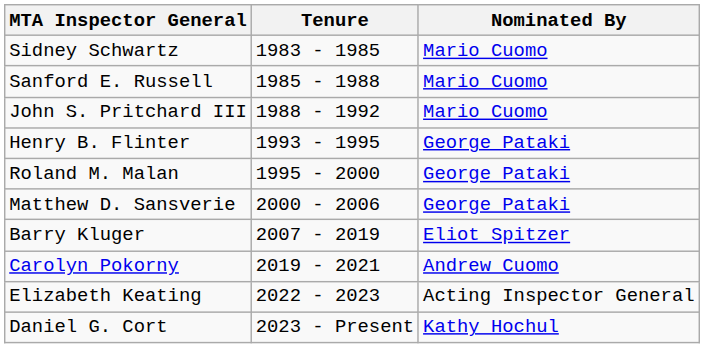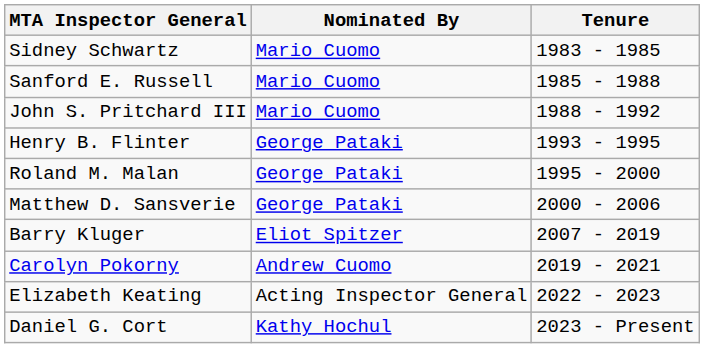columns swapped: (335, 20) <-> (559, 20)
